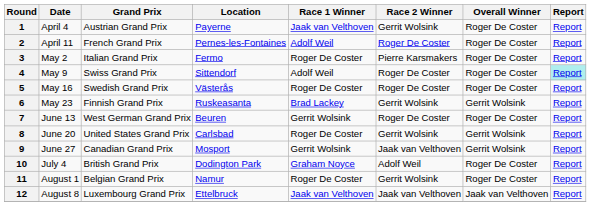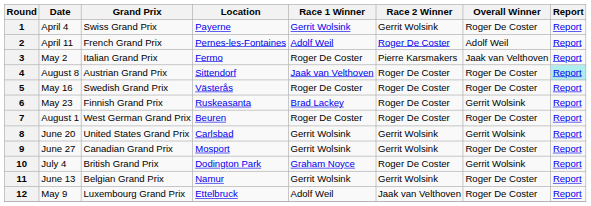(125, 27) Austrian Grand Prix -> (120, 27) Swiss Grand Prix
(332, 27) Jaak van Velthoven -> (321, 27) Gerrit Wolsink
(501, 42) Roger De Coster -> (487, 42) Adolf Weil
(501, 58) Roger De Coster -> (507, 58) Jaak van Velthoven
(54, 73) May 9 -> (60, 73) August 8
(120, 73) Swiss Grand Prix -> (125, 73) Austrian Grand Prix
(312, 73) Adolf Weil -> (332, 73) Jaak van Velthoven
(408, 103) Gerrit Wolsink -> (414, 103) Roger De Coster
(58, 118) June 13 -> (60, 118) August 1
(321, 118) Gerrit Wolsink -> (326, 118) Roger De Coster
(326, 133) Roger De Coster -> (321, 133) Gerrit Wolsink
(420, 149) Jaak van Velthoven -> (408, 149) Gerrit Wolsink
(495, 149) Gerrit Wolsink -> (501, 149) Roger De Coster
(399, 164) Adolf Weil -> (414, 164) Roger De Coster
(501, 164) Roger De Coster -> (495, 164) Gerrit Wolsink
(60, 179) August 1 -> (58, 179) June 13
(326, 179) Roger De Coster -> (321, 179) Gerrit Wolsink
(60, 194) August 8 -> (54, 194) May 9
(332, 194) Jaak van Velthoven -> (312, 194) Adolf Weil
(507, 194) Jaak van Velthoven -> (501, 194) Roger De Coster
